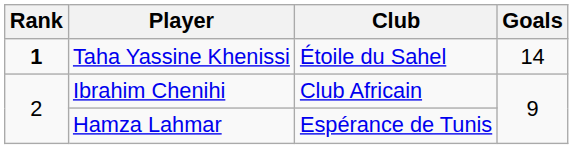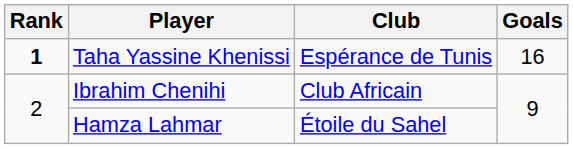(373, 56) Étoile du Sahel -> (396, 56) Espérance de Tunis
(532, 56) 14 -> (532, 56) 16
(396, 125) Espérance de Tunis -> (373, 125) Étoile du Sahel
